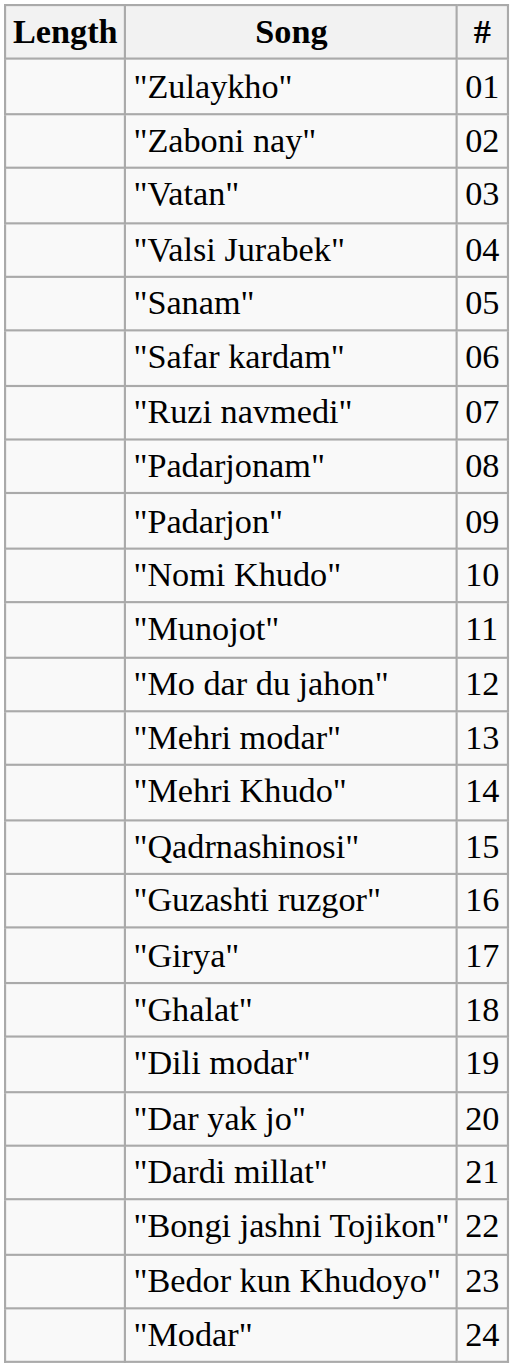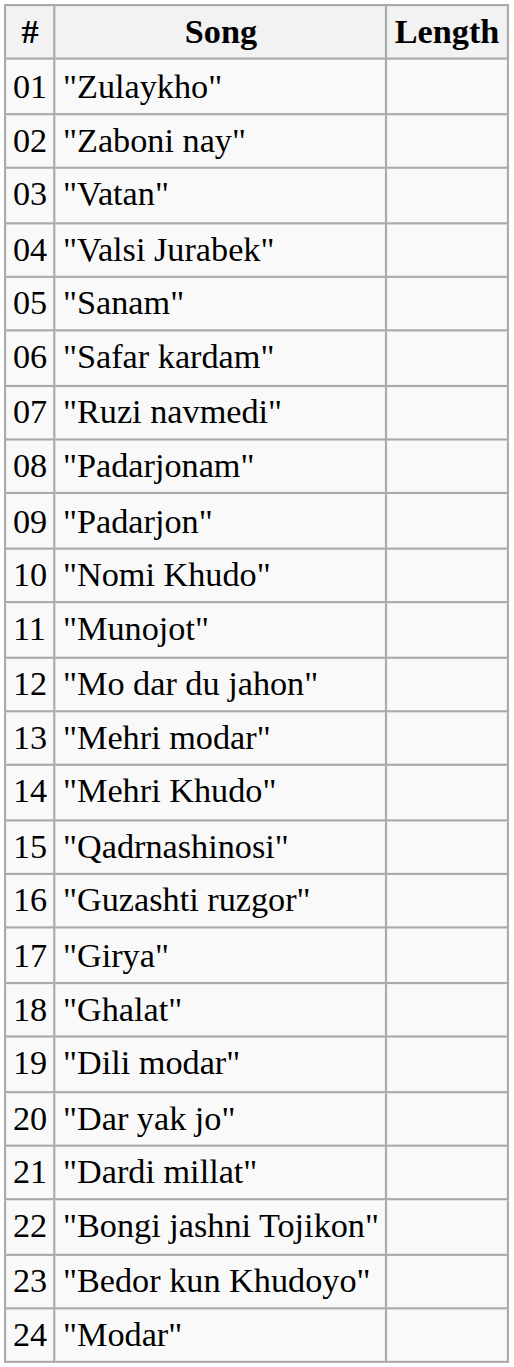columns swapped: (482, 31) <-> (65, 31)
